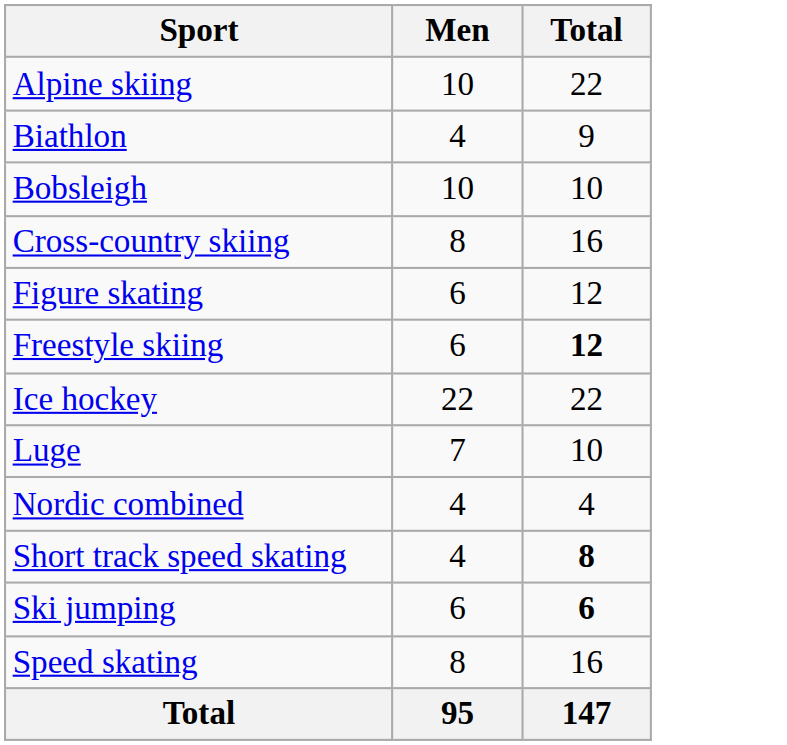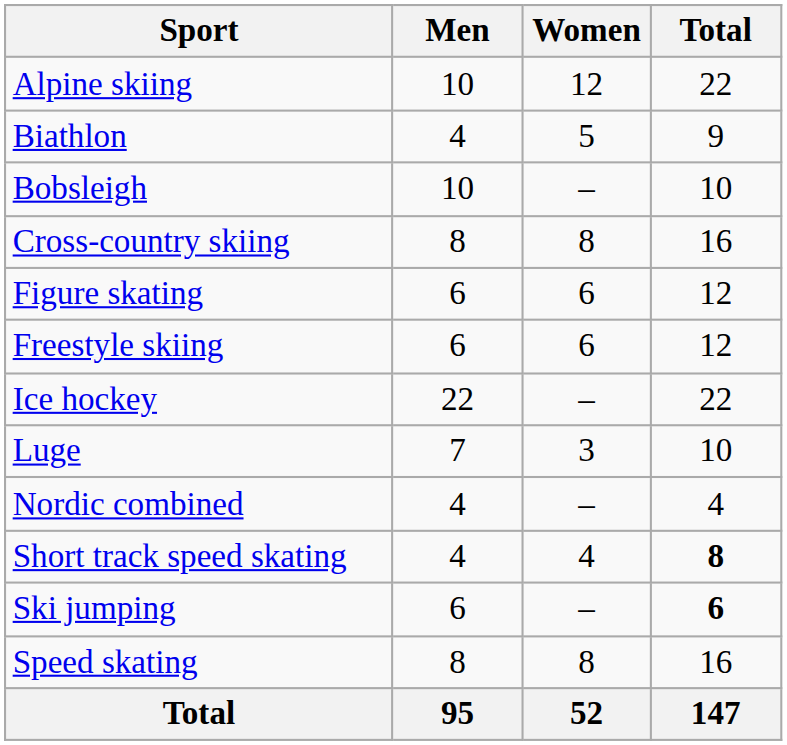+ column: (587, 30)
(587, 345) bold -> (716, 345) normal
